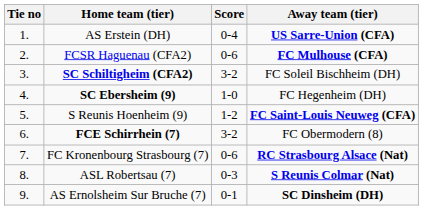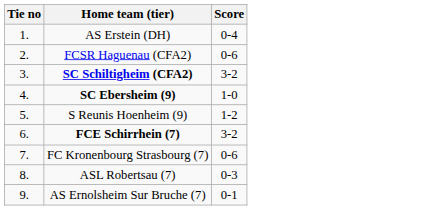- column: (333, 14)
